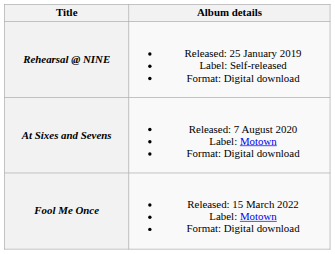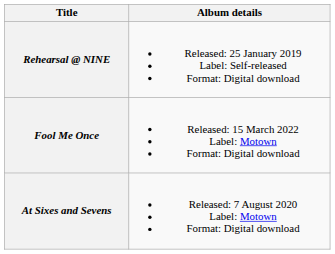rows swapped: (67, 135) <-> (67, 211)
